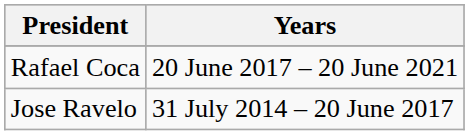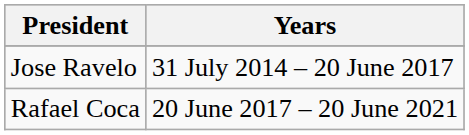rows swapped: (74, 108) <-> (75, 66)
